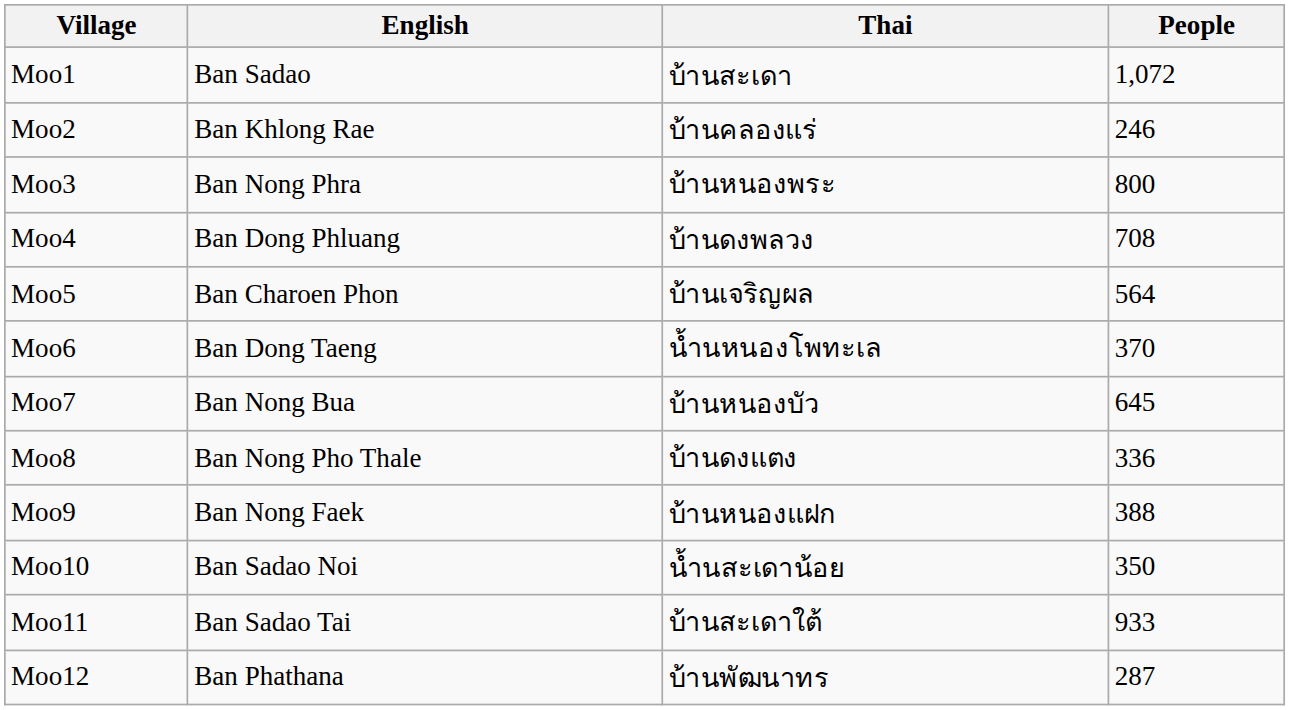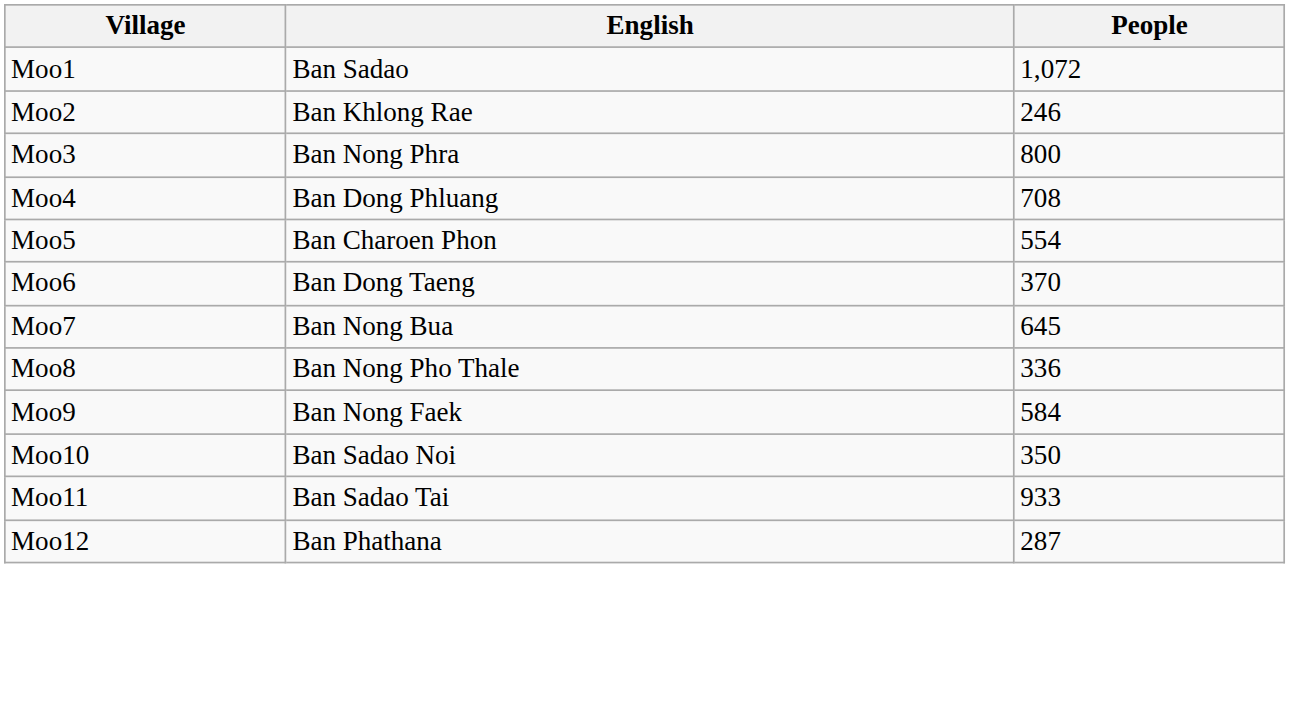- column: (885, 25)
(1135, 293) 564 -> (1041, 240) 554
(1135, 512) 388 -> (1041, 411) 584
